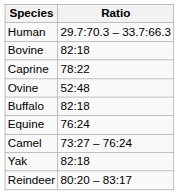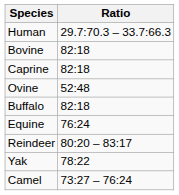(75, 69) 78:22 -> (75, 69) 82:18
rows swapped: (25, 143) <-> (31, 180)
(75, 161) 82:18 -> (75, 161) 78:22
